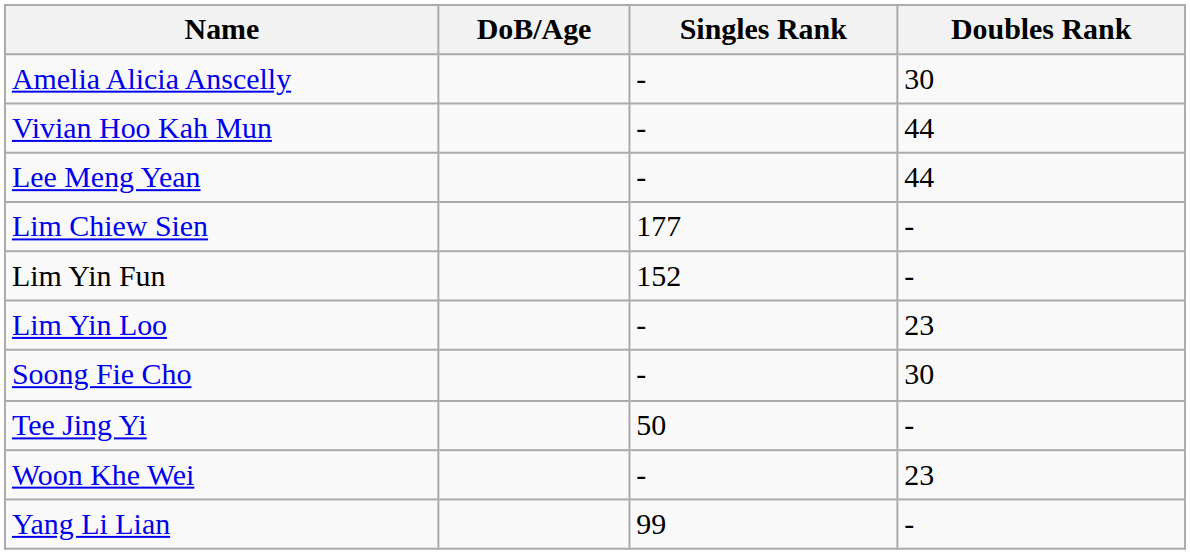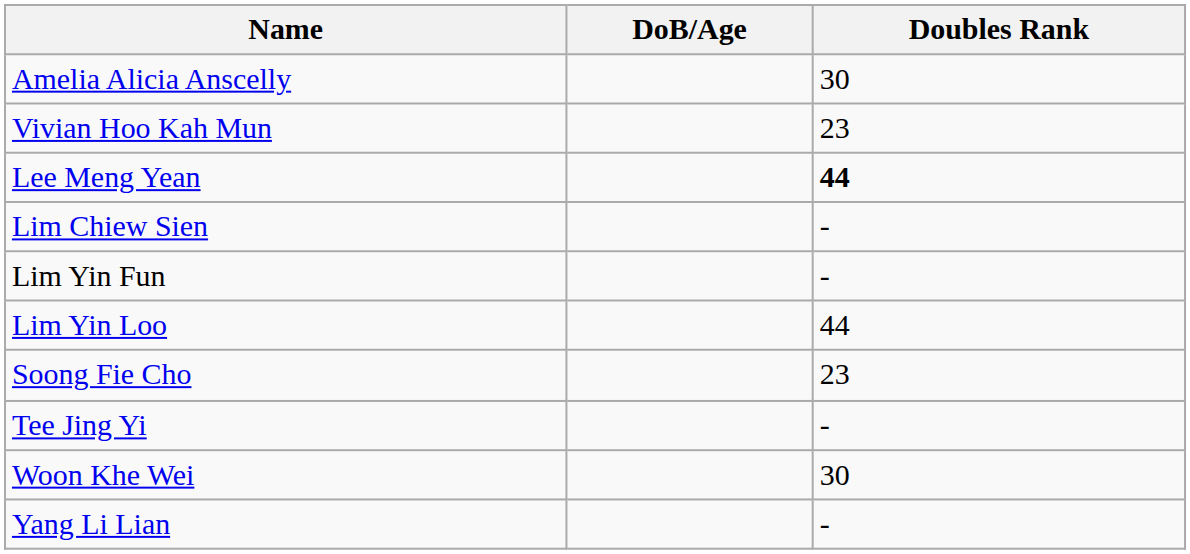- column: (763, 29)
(919, 128) 44 -> (835, 128) 23
(919, 177) normal -> (835, 177) bold
(919, 325) 23 -> (835, 325) 44
(919, 374) 30 -> (835, 374) 23
(919, 473) 23 -> (835, 473) 30
